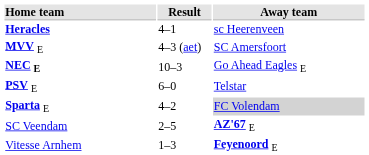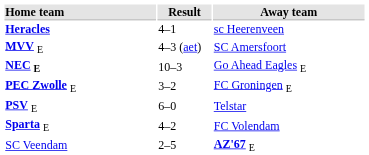+ row: (41, 86)
(247, 106) lightgrey background -> (247, 126) no background
- row: (43, 145)
